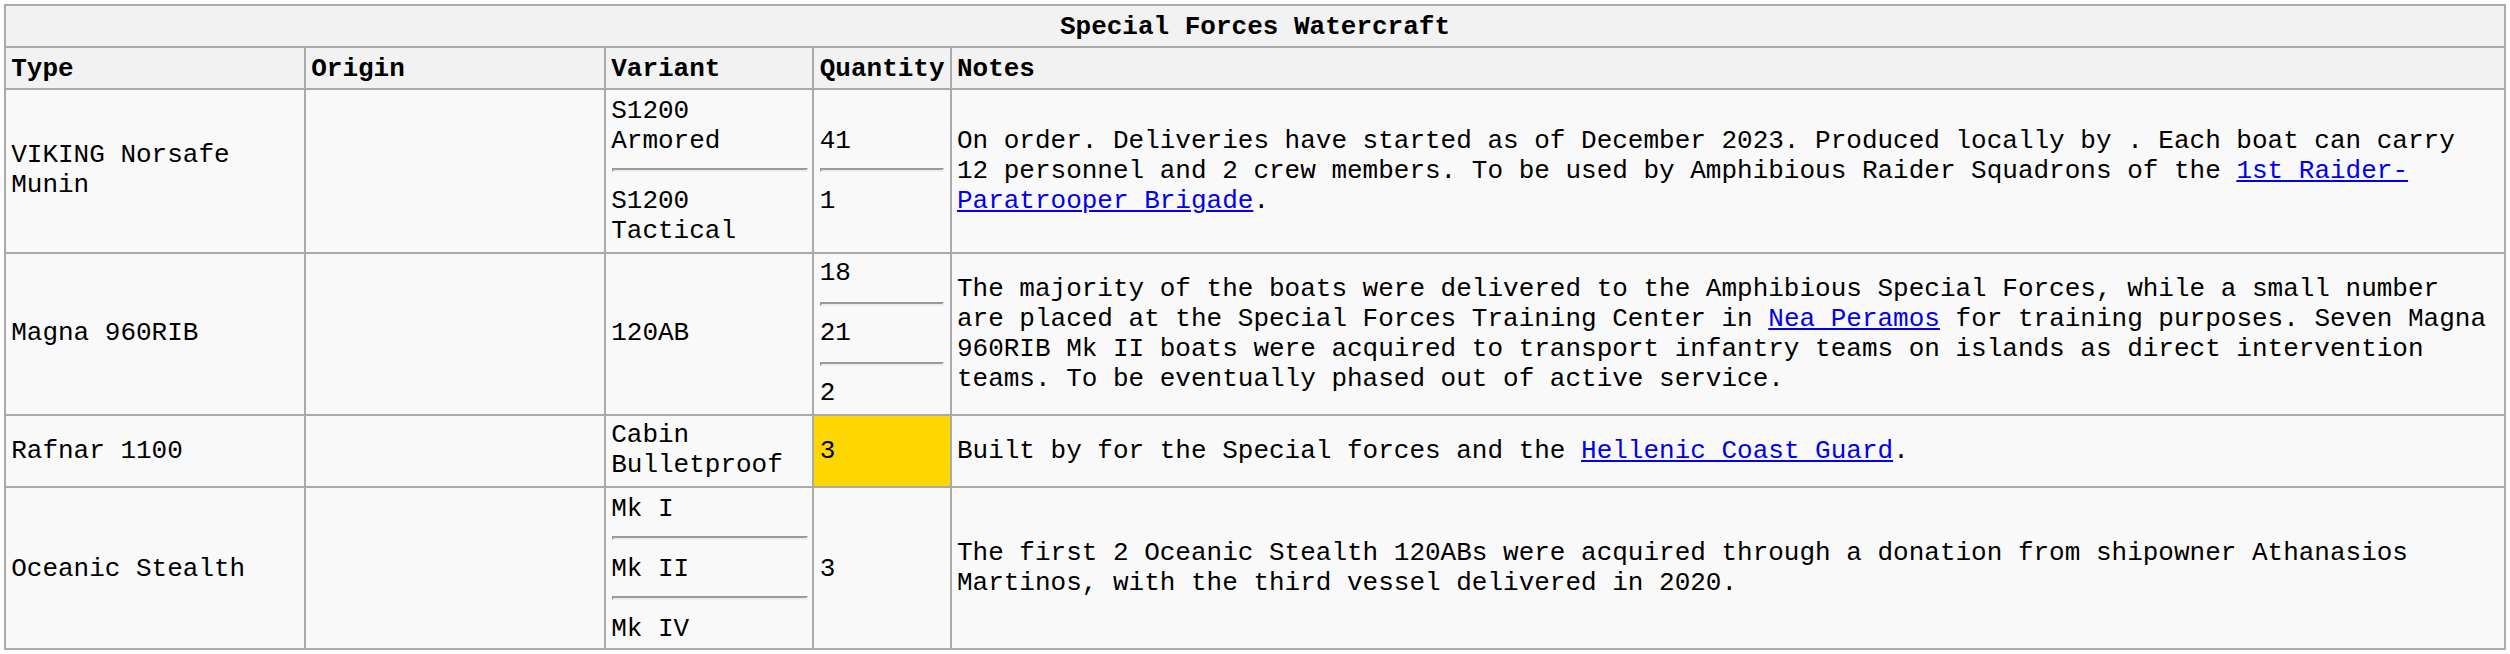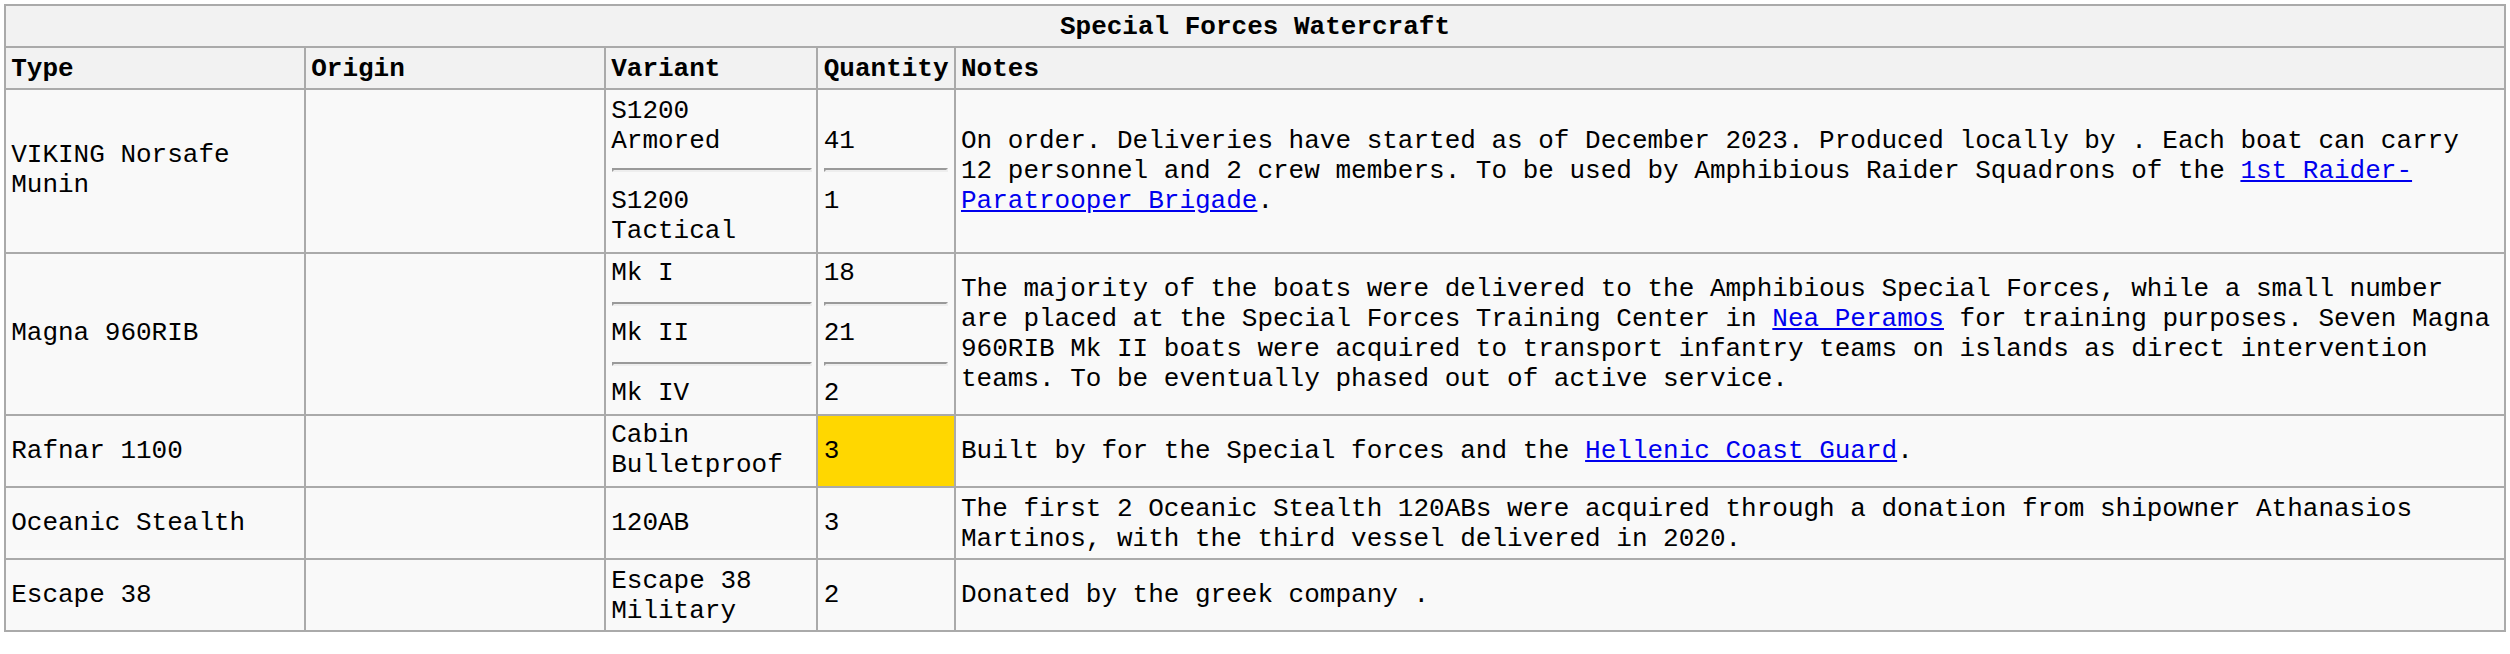(650, 333) 120AB -> (711, 333) Mk I Mk II Mk IV
(709, 568) Mk I Mk II Mk IV -> (650, 523) 120AB
+ row: (81, 595)
